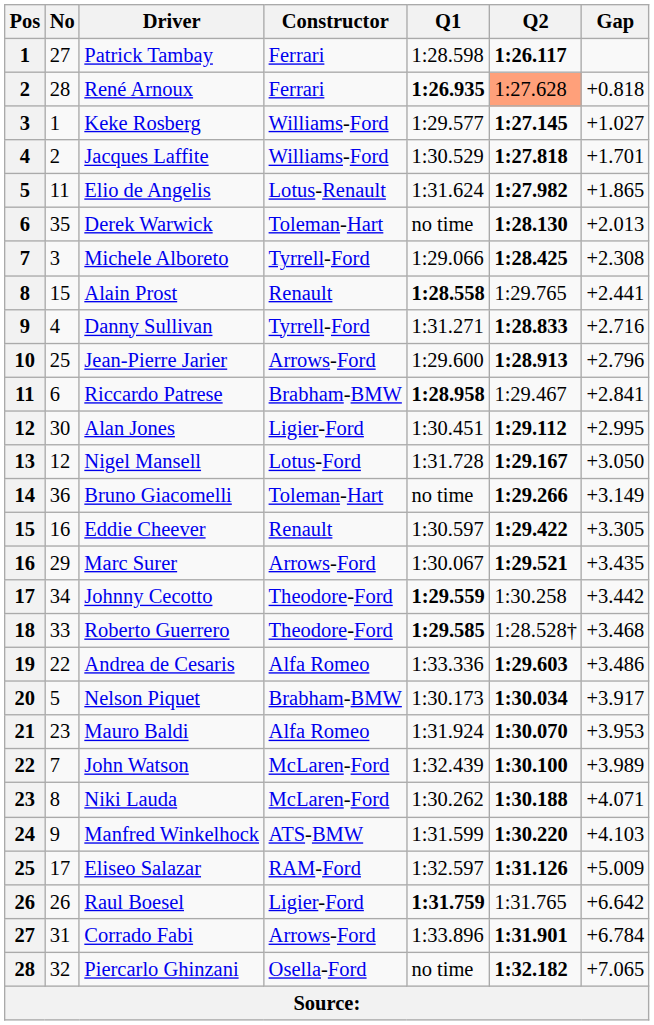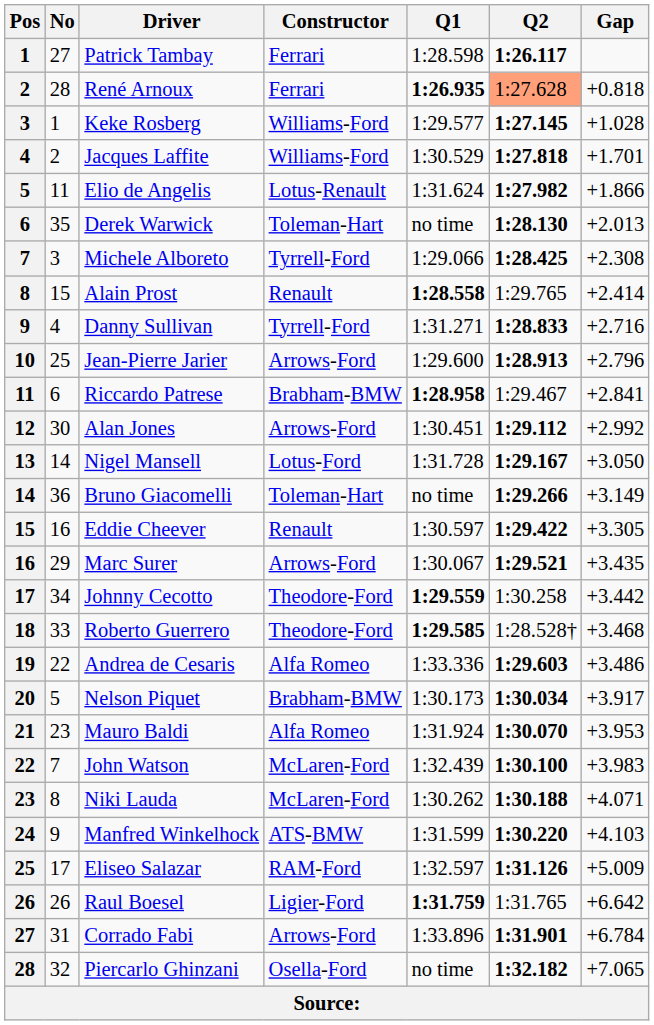(615, 123) +1.027 -> (615, 123) +1.028
(615, 190) +1.865 -> (615, 190) +1.866
(615, 292) +2.441 -> (615, 292) +2.414
(316, 427) Ligier-Ford -> (322, 427) Arrows-Ford
(615, 427) +2.995 -> (615, 427) +2.992
(60, 461) 12 -> (60, 461) 14
(615, 765) +3.989 -> (615, 765) +3.983
